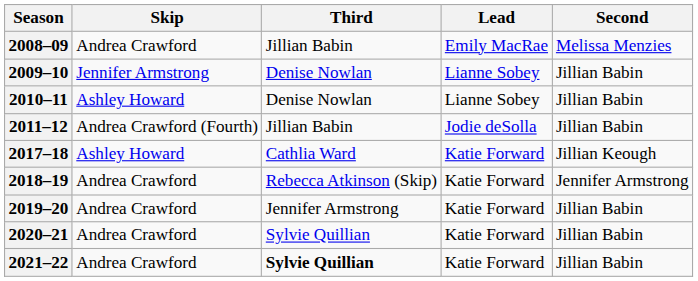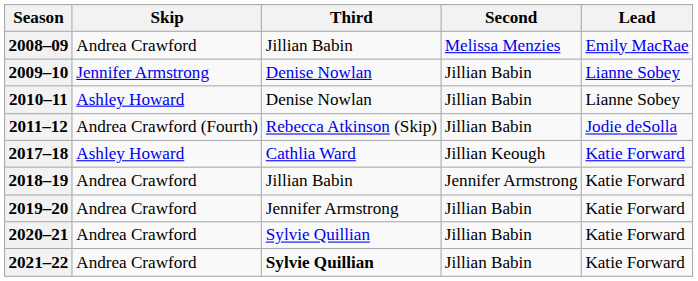columns swapped: (622, 18) <-> (496, 18)
(309, 126) Jillian Babin -> (351, 126) Rebecca Atkinson (Skip)
(351, 180) Rebecca Atkinson (Skip) -> (309, 180) Jillian Babin
